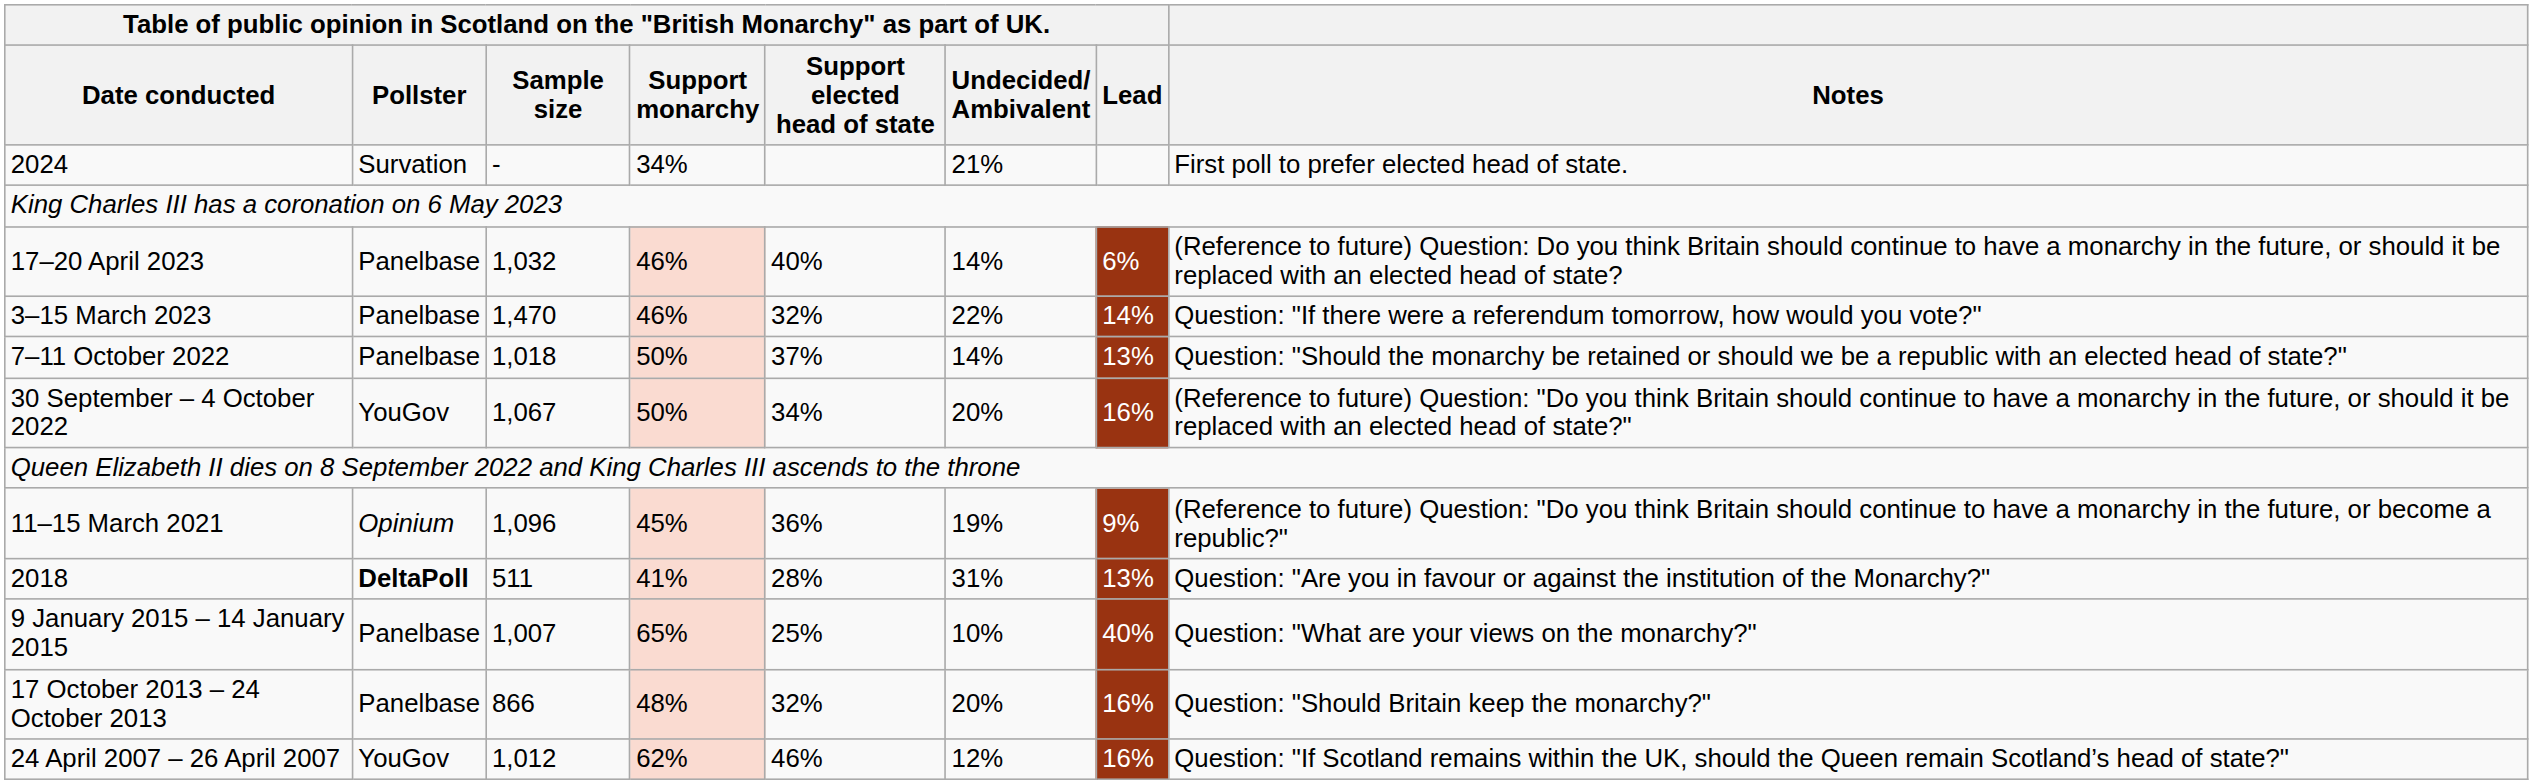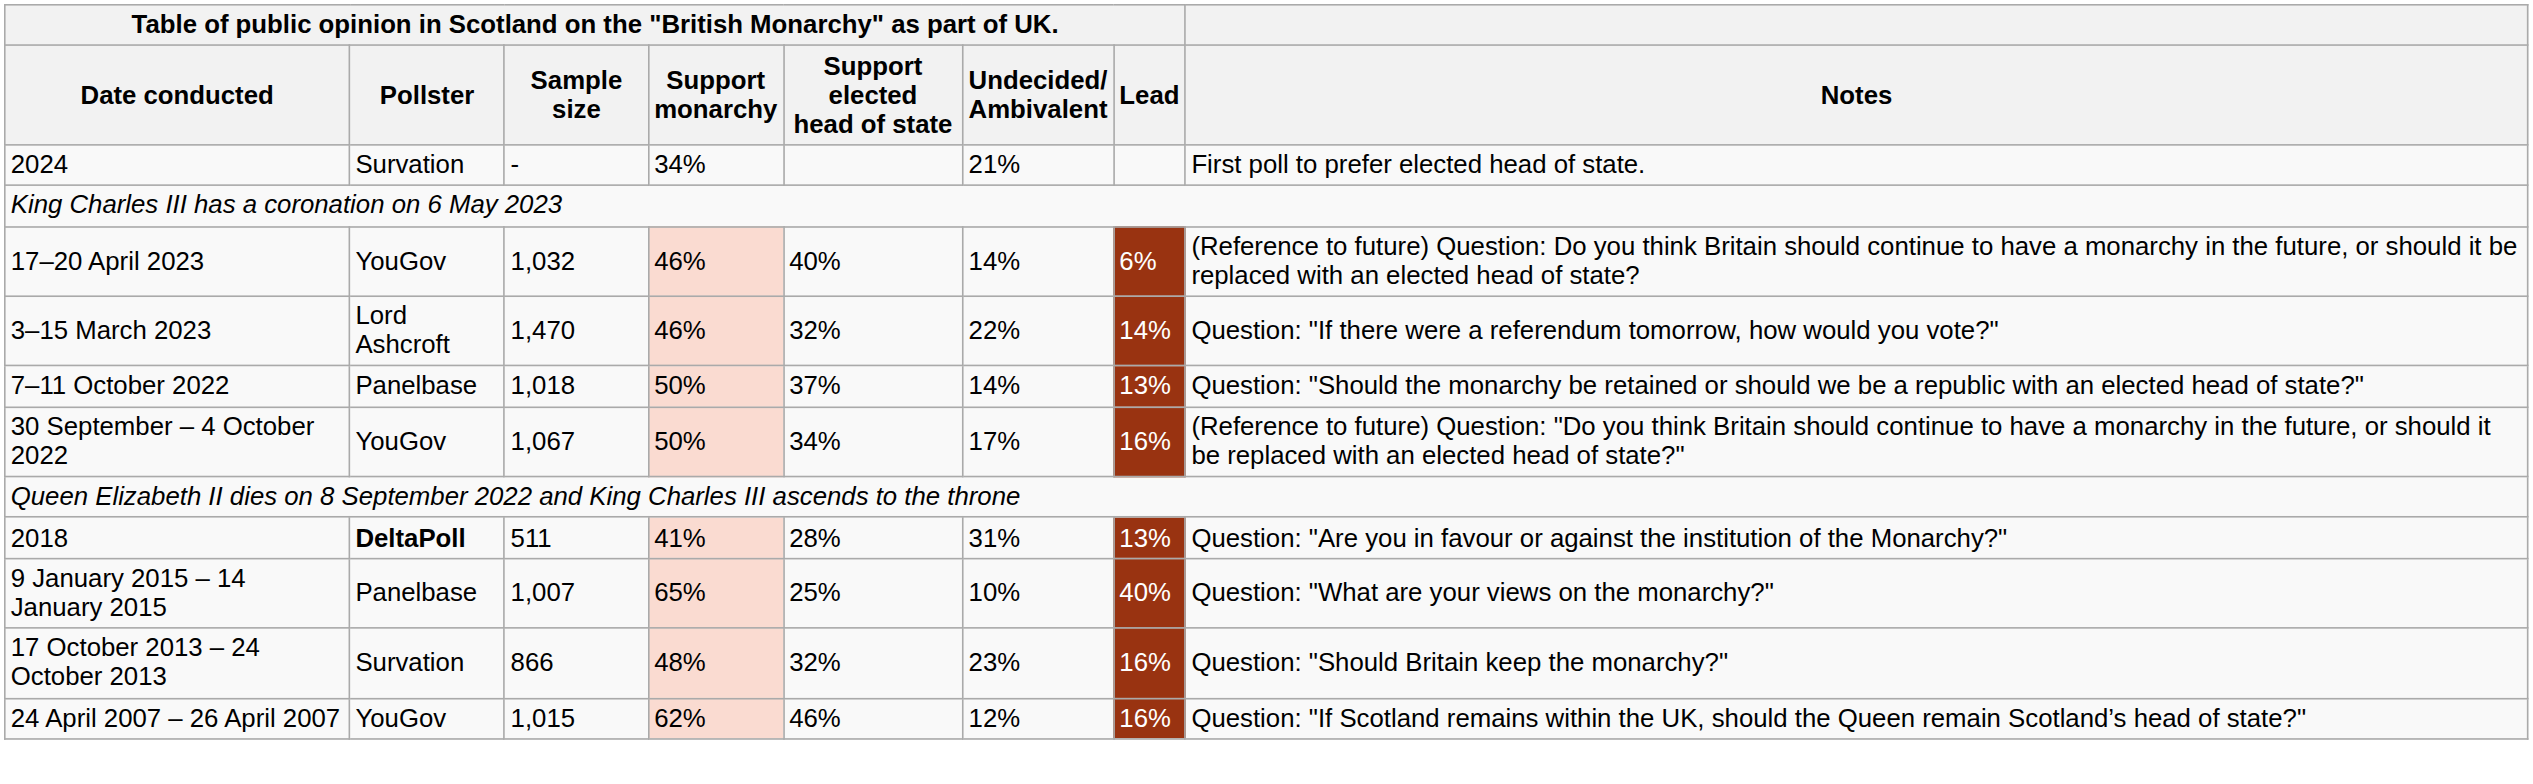(419, 260) Panelbase -> (401, 260) YouGov
(419, 316) Panelbase -> (403, 330) Lord Ashcroft
(977, 412) 20% -> (994, 441) 17%
- row: (117, 523)
(419, 703) Panelbase -> (410, 662) Survation
(977, 703) 20% -> (994, 662) 23%
(524, 758) 1,012 -> (543, 718) 1,015
